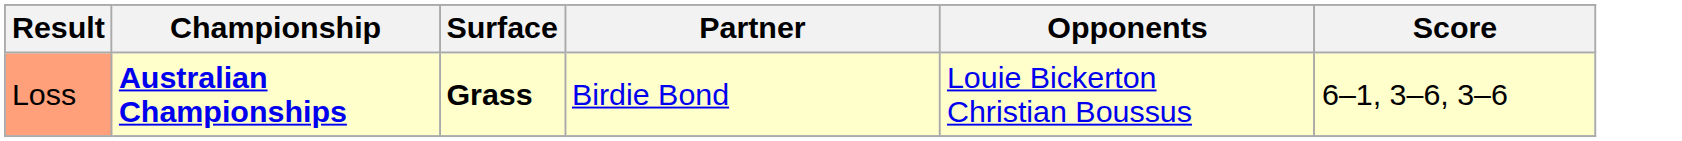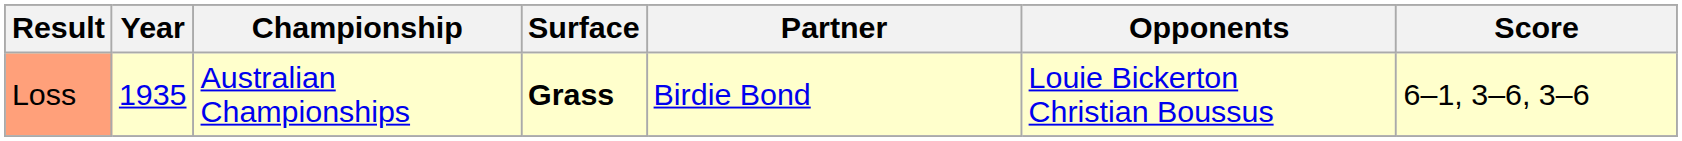+ column: (153, 28)
(233, 93) bold -> (305, 93) normal
